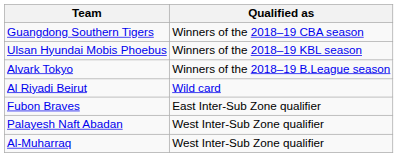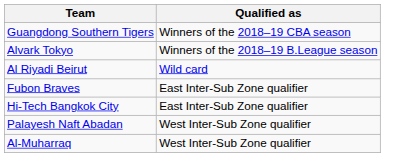- row: (87, 50)
+ row: (63, 106)
